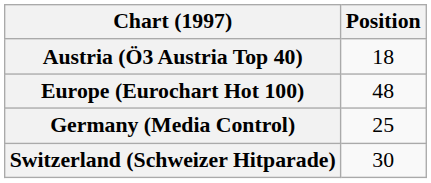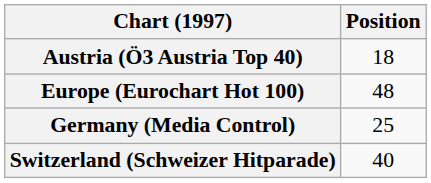(383, 159) 30 -> (383, 159) 40
